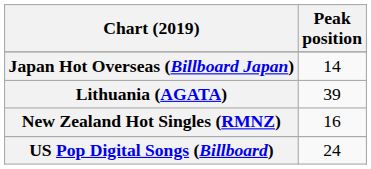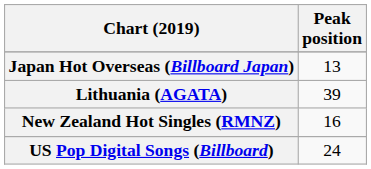(332, 66) 14 -> (332, 66) 13
